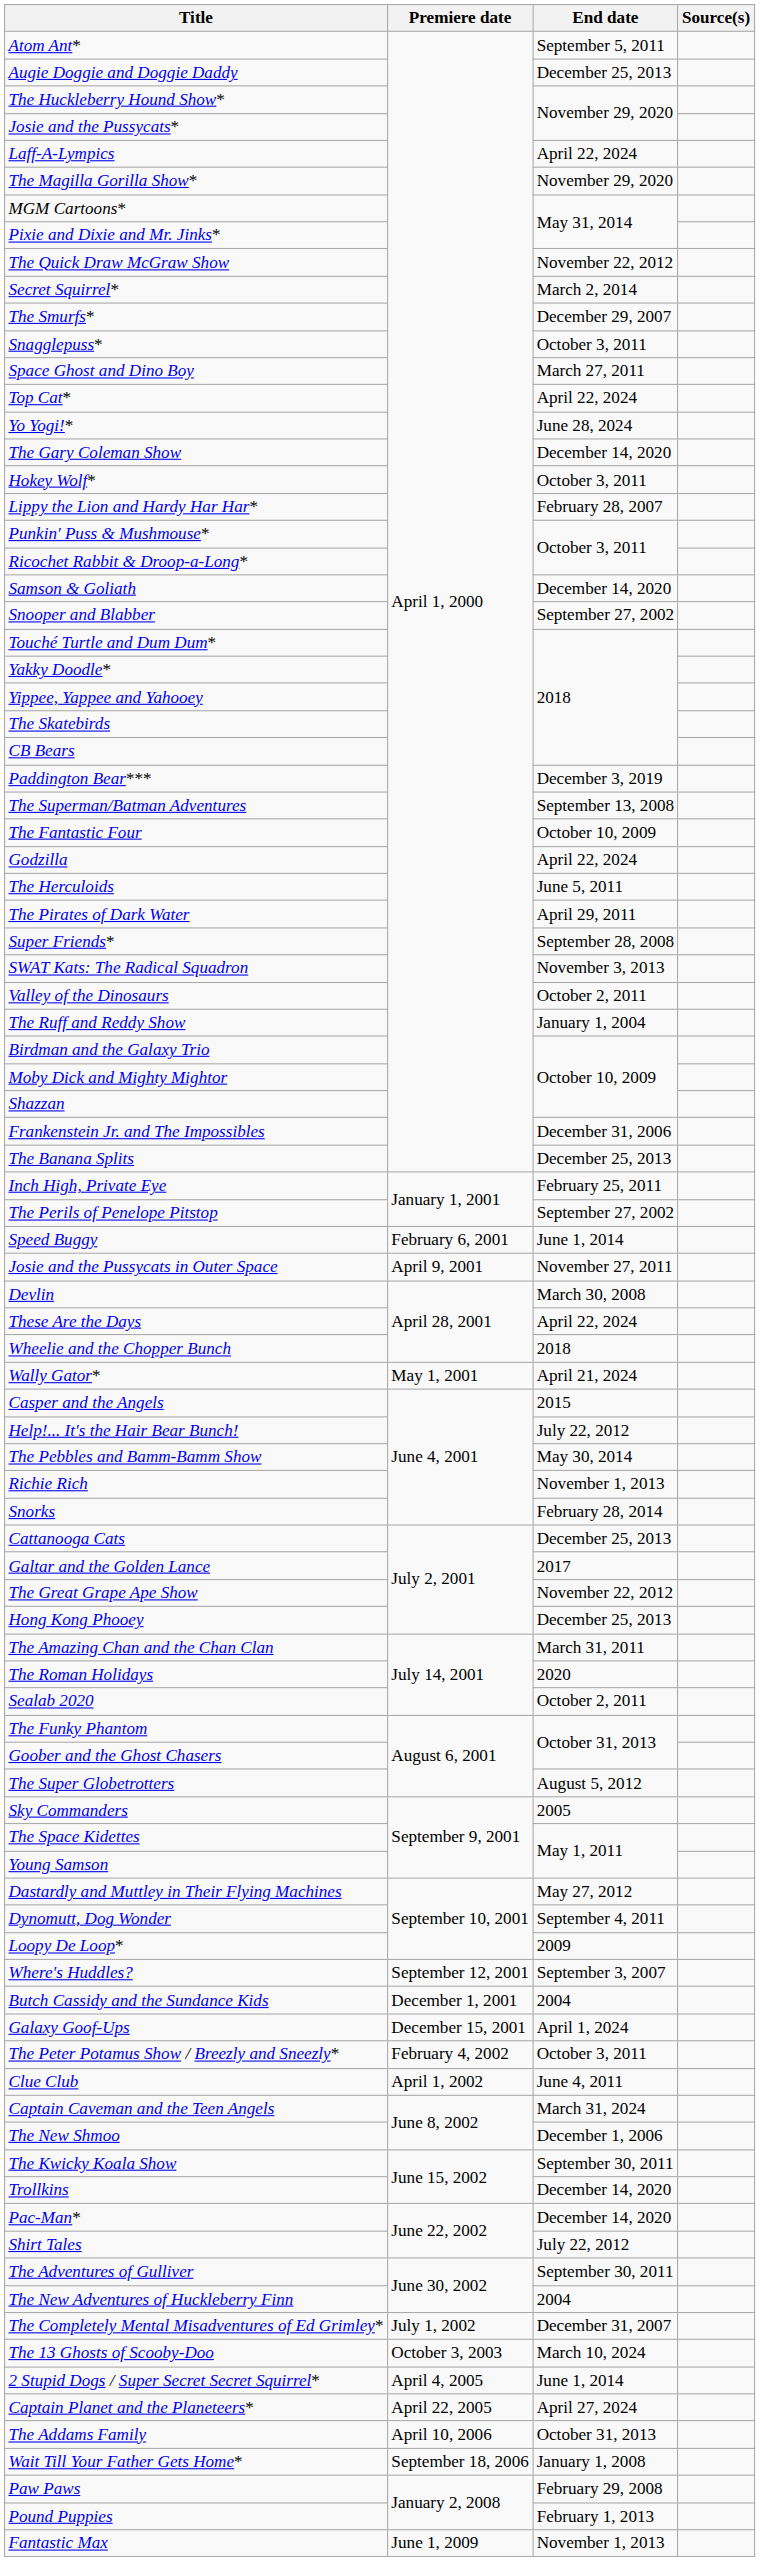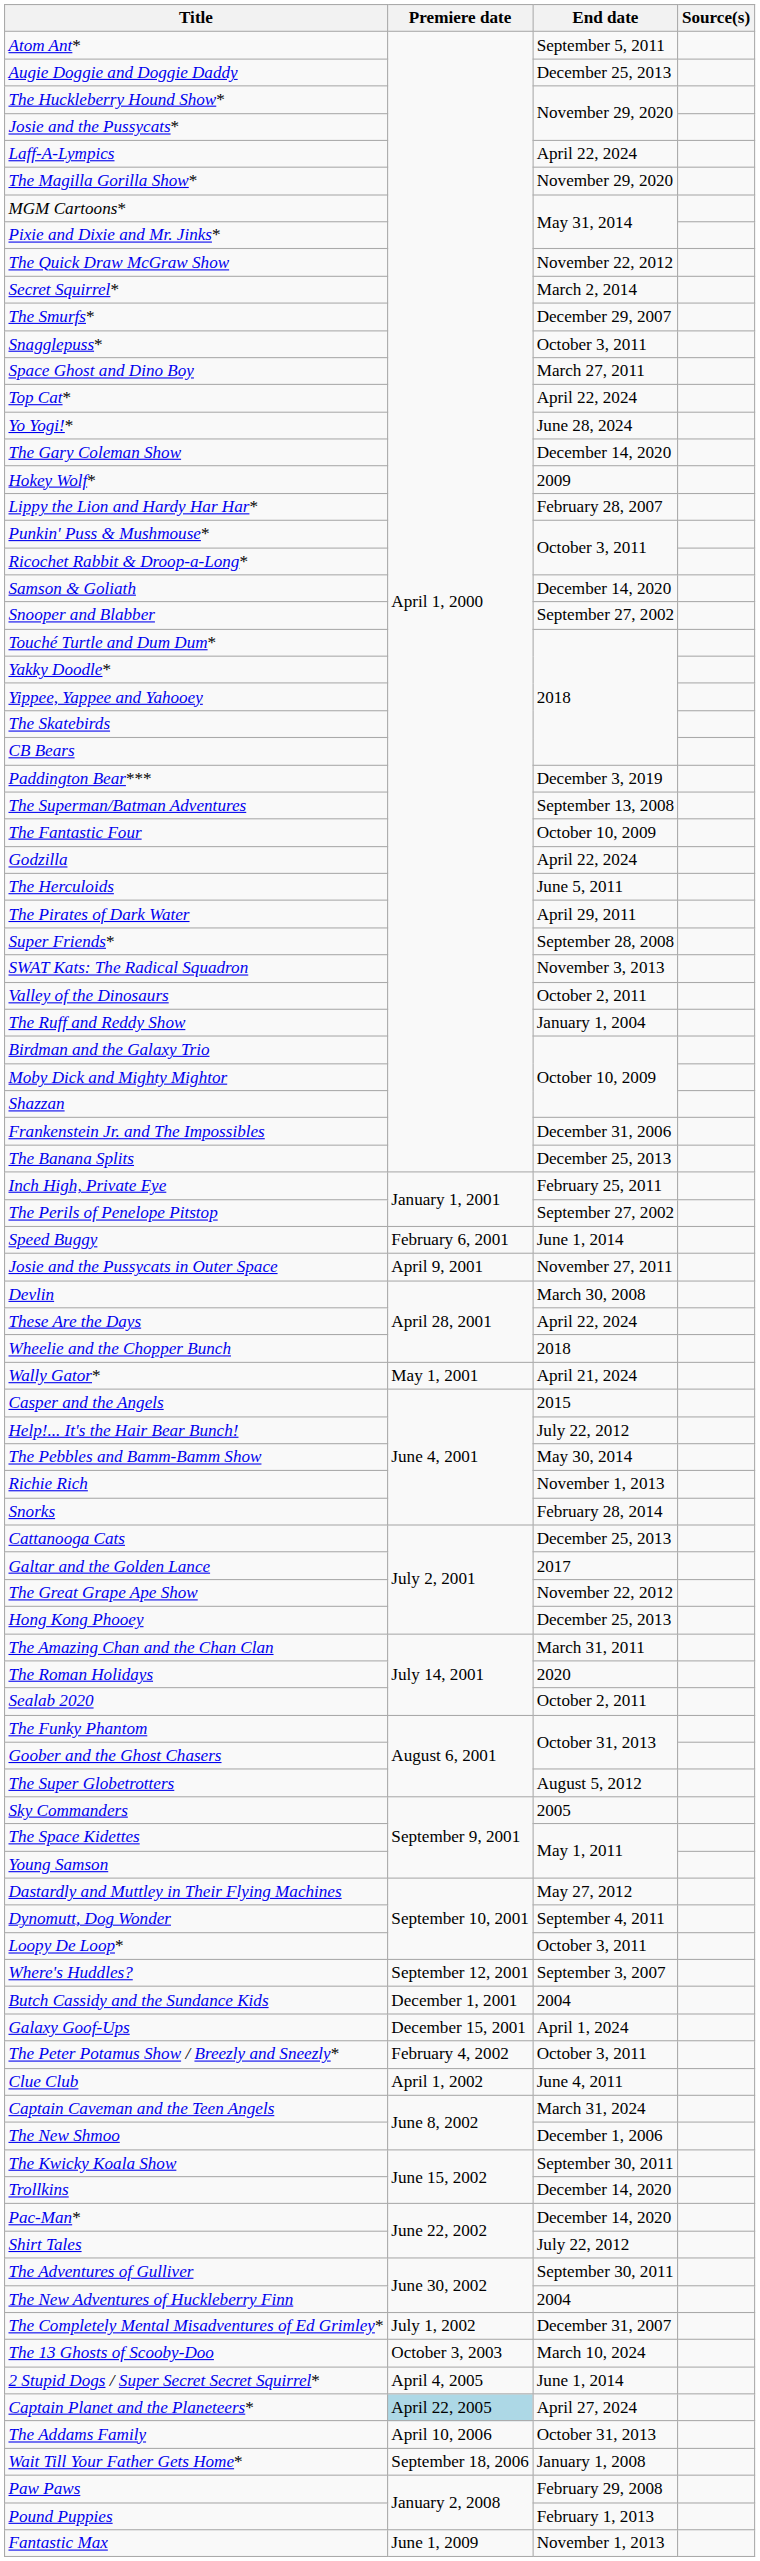(592, 479) October 3, 2011 -> (554, 479) 2009
(554, 1945) 2009 -> (592, 1945) October 3, 2011
(442, 2407) no background -> (442, 2407) lightblue background
